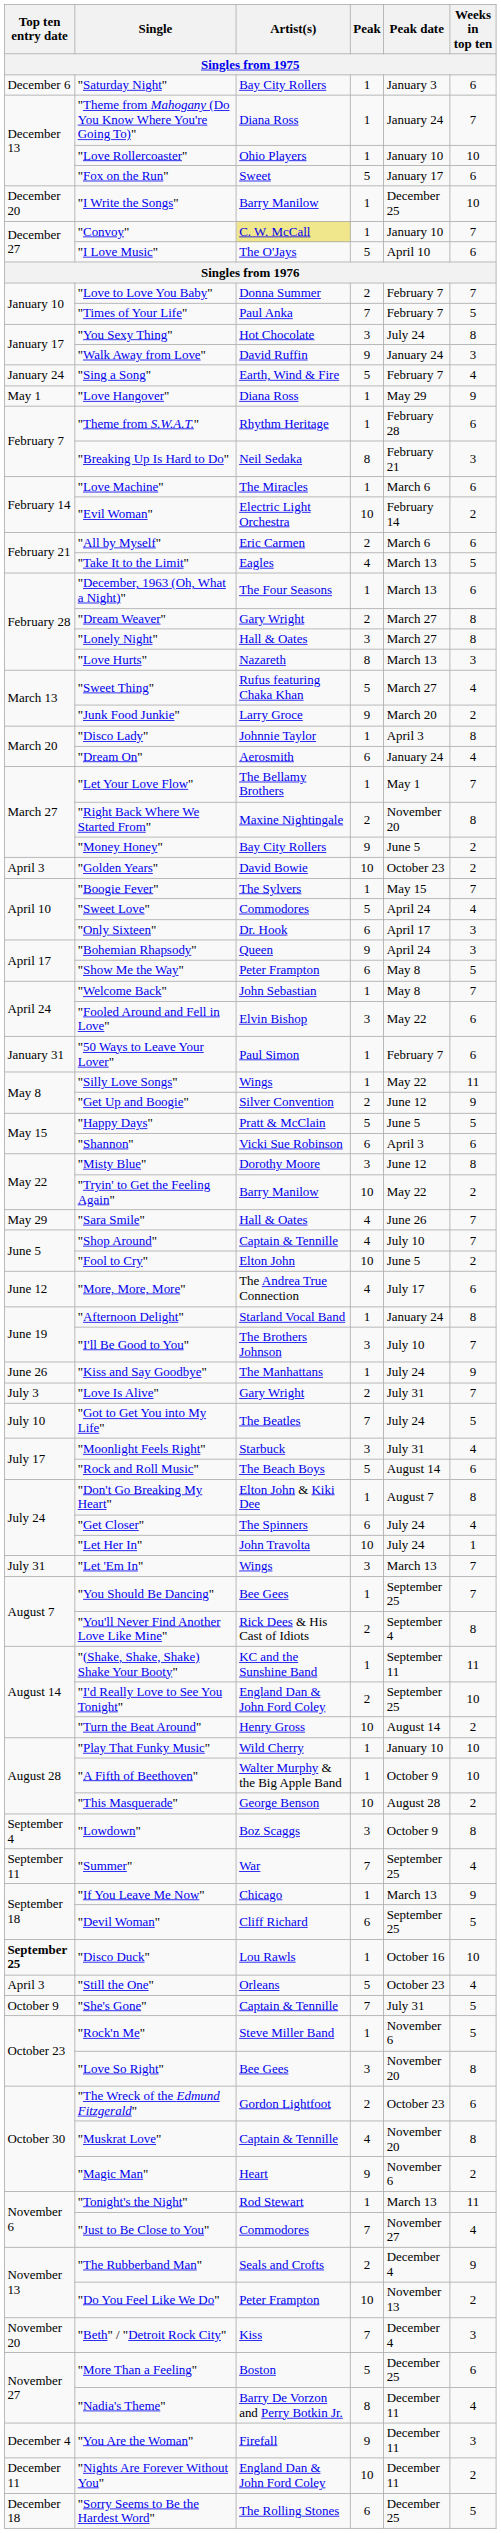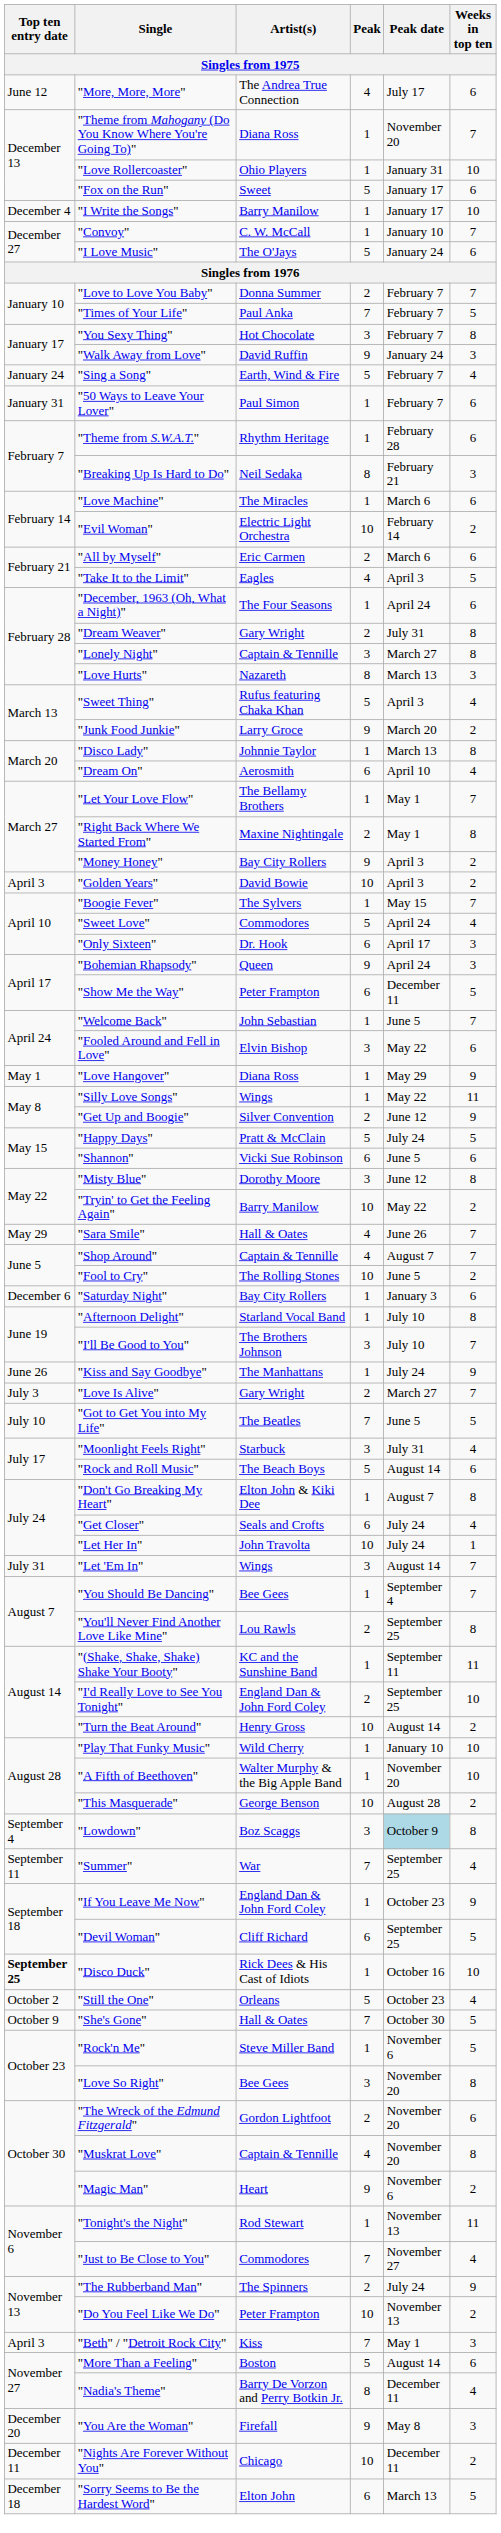rows swapped: (122, 85) <-> (132, 1289)
(415, 120) January 24 -> (414, 134) November 20
(415, 155) January 10 -> (415, 169) January 31
(34, 203) December 20 -> (39, 210) December 4
(413, 203) December 25 -> (415, 210) January 17
(275, 231) khaki background -> (275, 231) no background
(408, 252) April 10 -> (415, 252) January 24
(406, 334) July 24 -> (415, 334) February 7
rows swapped: (141, 1054) <-> (123, 395)
(412, 563) March 13 -> (405, 577) April 3
(412, 590) March 13 -> (408, 605) April 24
(412, 618) March 27 -> (406, 633) July 31
(273, 639) Hall & Oates -> (289, 653) Captain & Tennille
(412, 687) March 27 -> (405, 702) April 3
(405, 736) April 3 -> (412, 750) March 13
(415, 756) January 24 -> (408, 771) April 10
(414, 819) November 20 -> (403, 834) May 1
(403, 847) June 5 -> (405, 862) April 3
(416, 868) October 23 -> (405, 882) April 3
(403, 970) May 8 -> (413, 992) December 11
(403, 991) May 8 -> (403, 1020) June 5
(403, 1123) June 5 -> (406, 1137) July 24
(405, 1143) April 3 -> (403, 1158) June 5
(406, 1240) July 10 -> (410, 1255) August 7
(267, 1261) Elton John -> (289, 1275) The Rolling Stones
(415, 1316) January 24 -> (406, 1316) July 10
(406, 1393) July 31 -> (412, 1393) March 27
(406, 1420) July 24 -> (403, 1420) June 5
(274, 1525) The Spinners -> (282, 1525) Seals and Crofts
(412, 1566) March 13 -> (413, 1566) August 14
(414, 1593) September 25 -> (414, 1593) September 4
(283, 1629) Rick Dees & His Cast of Idiots -> (267, 1629) Lou Rawls
(414, 1629) September 4 -> (414, 1629) September 25
(412, 1775) October 9 -> (414, 1775) November 20
(412, 1831) no background -> (412, 1831) lightblue background
(261, 1894) Chicago -> (282, 1901) England Dan & John Ford Coley
(412, 1894) March 13 -> (416, 1901) October 23
(267, 1957) Lou Rawls -> (283, 1971) Rick Dees & His Cast of Idiots
(26, 1985) April 3 -> (33, 1999) October 2
(289, 2005) Captain & Tennille -> (273, 2020) Hall & Oates
(406, 2005) July 31 -> (416, 2020) October 30
(416, 2103) October 23 -> (414, 2118) November 20
(412, 2201) March 13 -> (414, 2223) November 13
(282, 2264) Seals and Crofts -> (274, 2286) The Spinners
(413, 2264) December 4 -> (406, 2286) July 24
(35, 2335) November 20 -> (26, 2342) April 3
(413, 2335) December 4 -> (403, 2342) May 1
(413, 2370) December 25 -> (413, 2362) August 14
(39, 2440) December 4 -> (34, 2425) December 20
(413, 2440) December 11 -> (403, 2425) May 8
(282, 2475) England Dan & John Ford Coley -> (261, 2461) Chicago
(289, 2510) The Rolling Stones -> (267, 2496) Elton John
(413, 2510) December 25 -> (412, 2496) March 13
